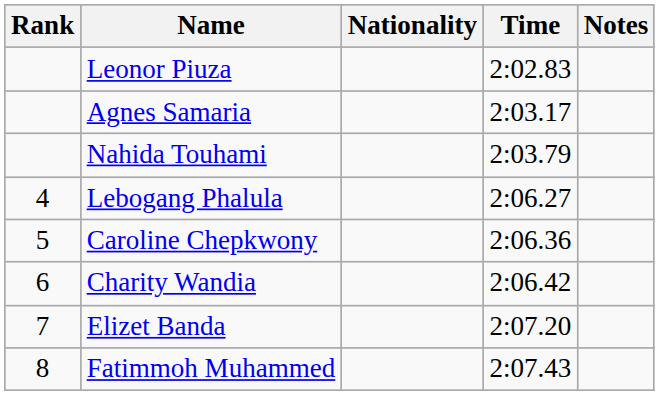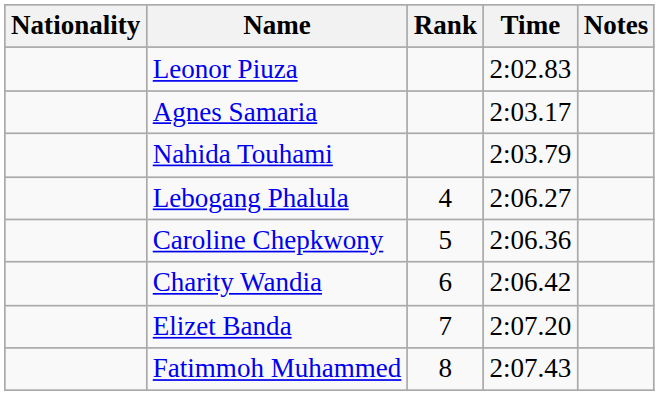columns swapped: (43, 25) <-> (412, 25)
